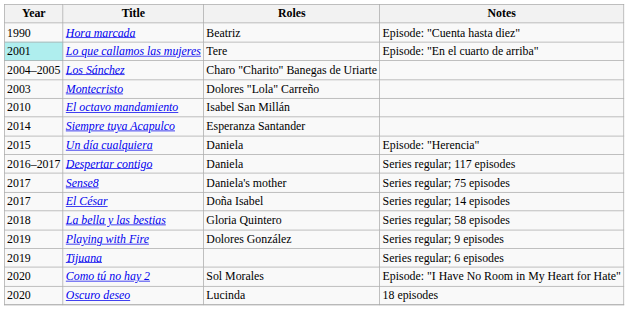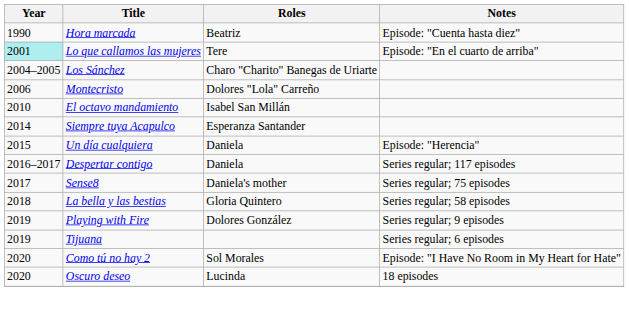(19, 88) 2003 -> (19, 88) 2006
- row: (87, 201)
